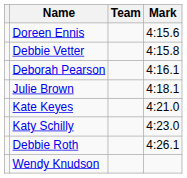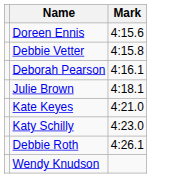- column: (126, 13)
